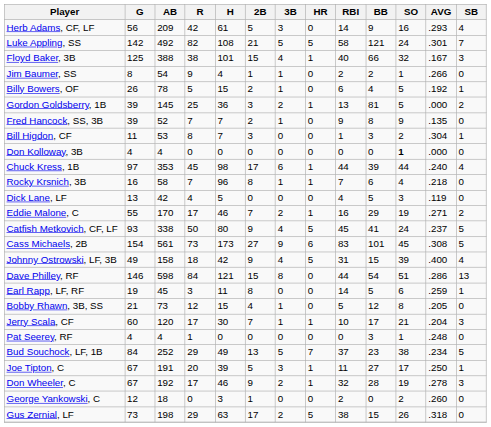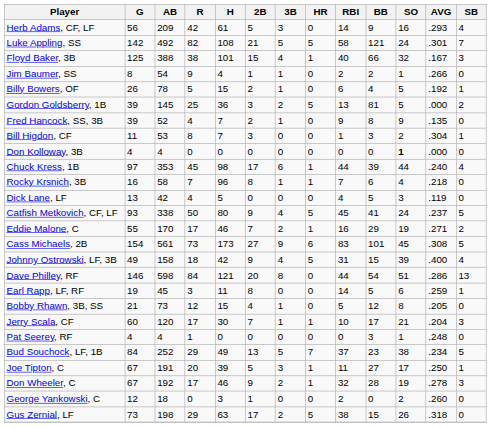(311, 105) 1 -> (311, 105) 5
(190, 120) 7 -> (190, 120) 4
rows swapped: (43, 213) <-> (62, 228)
(253, 275) 15 -> (253, 275) 20
